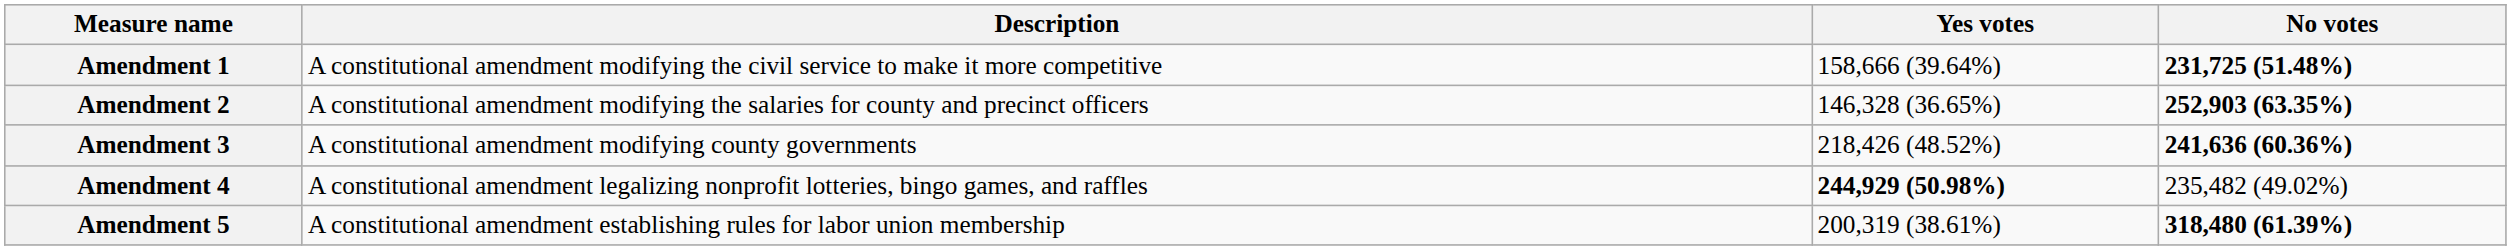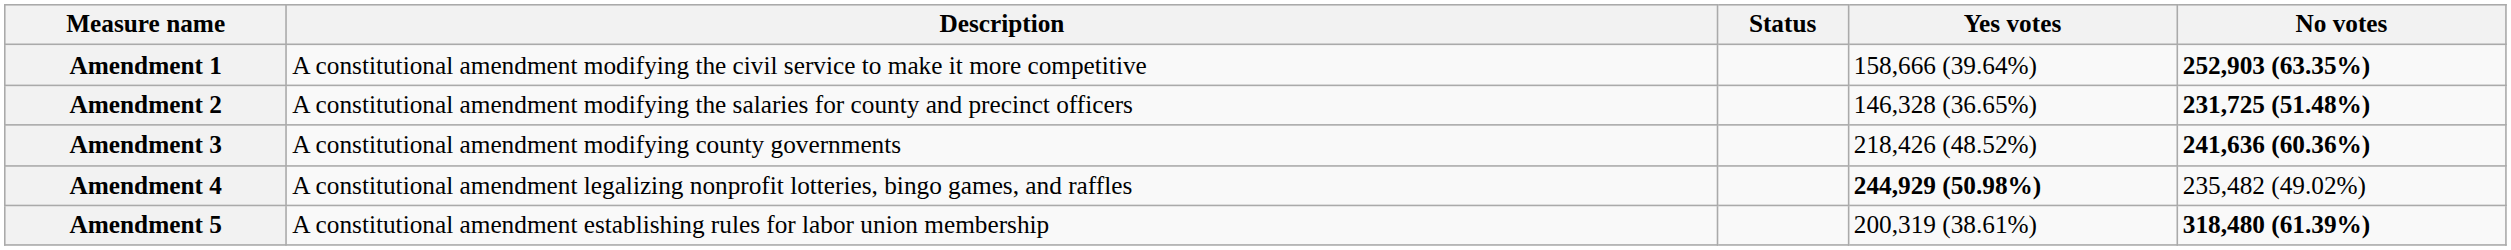+ column: (1783, 24)
(2258, 64) 231,725 (51.48%) -> (2276, 64) 252,903 (63.35%)
(2258, 104) 252,903 (63.35%) -> (2276, 104) 231,725 (51.48%)
